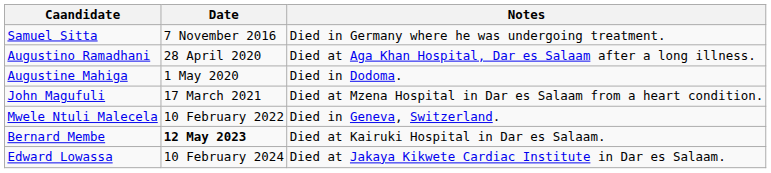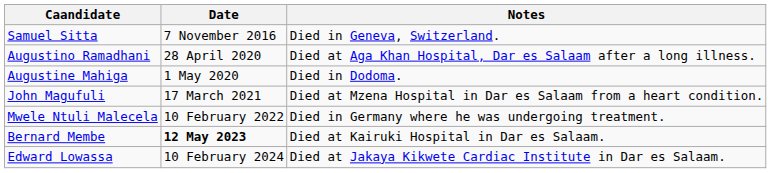(478, 35) Died in Germany where he was undergoing treatment. -> (395, 35) Died in Geneva, Switzerland.
(395, 116) Died in Geneva, Switzerland. -> (478, 116) Died in Germany where he was undergoing treatment.
